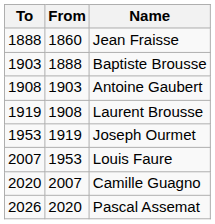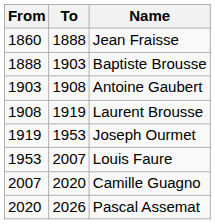columns swapped: (67, 16) <-> (25, 16)
